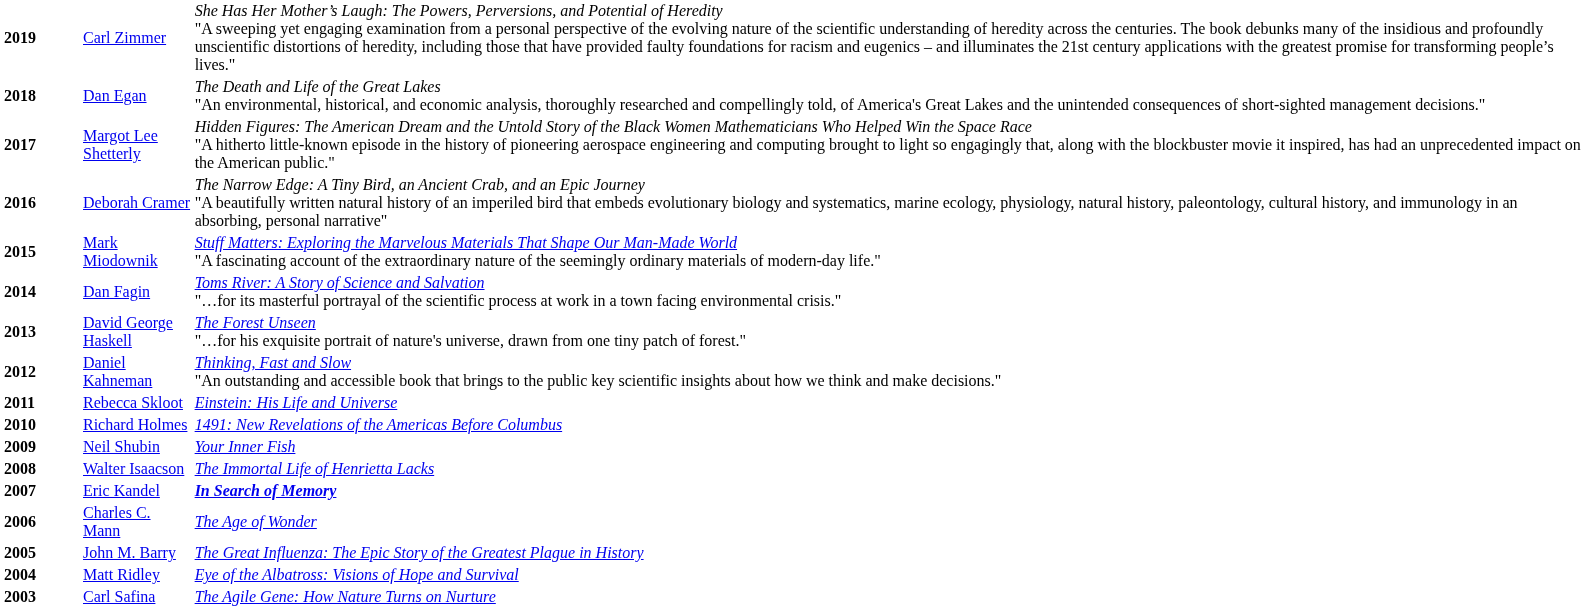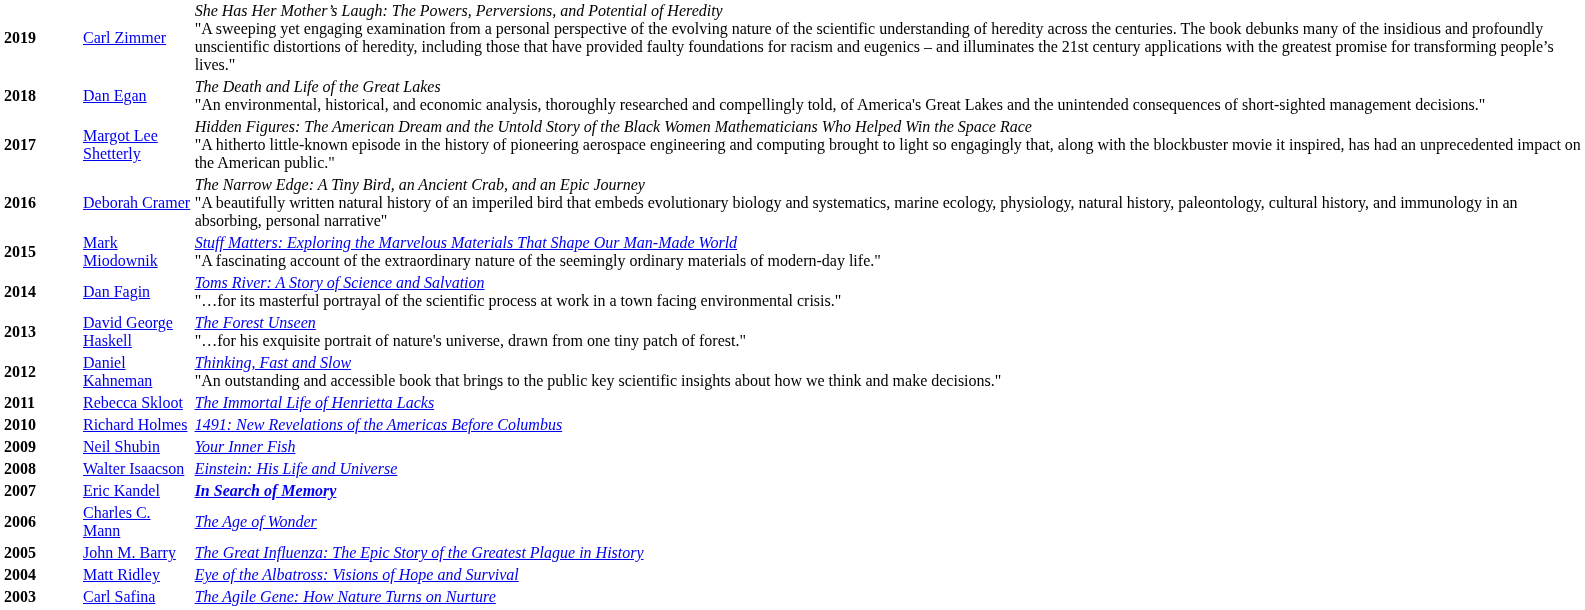(296, 402) Einstein: His Life and Universe -> (314, 402) The Immortal Life of Henrietta Lacks
(314, 468) The Immortal Life of Henrietta Lacks -> (296, 468) Einstein: His Life and Universe
